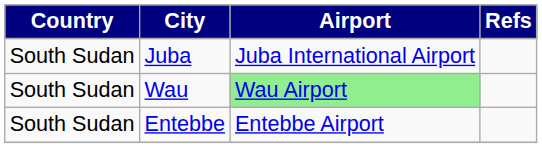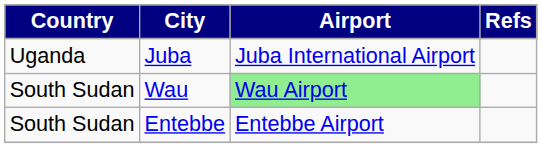(72, 55) South Sudan -> (47, 55) Uganda
